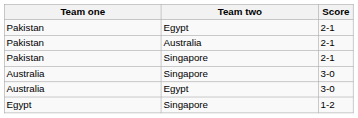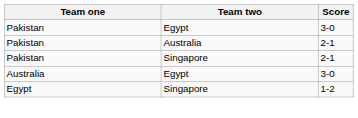(328, 27) 2-1 -> (328, 27) 3-0
- row: (26, 74)
